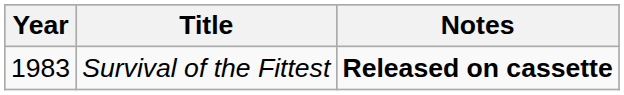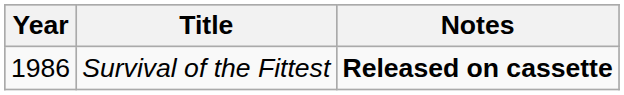(40, 67) 1983 -> (40, 67) 1986
